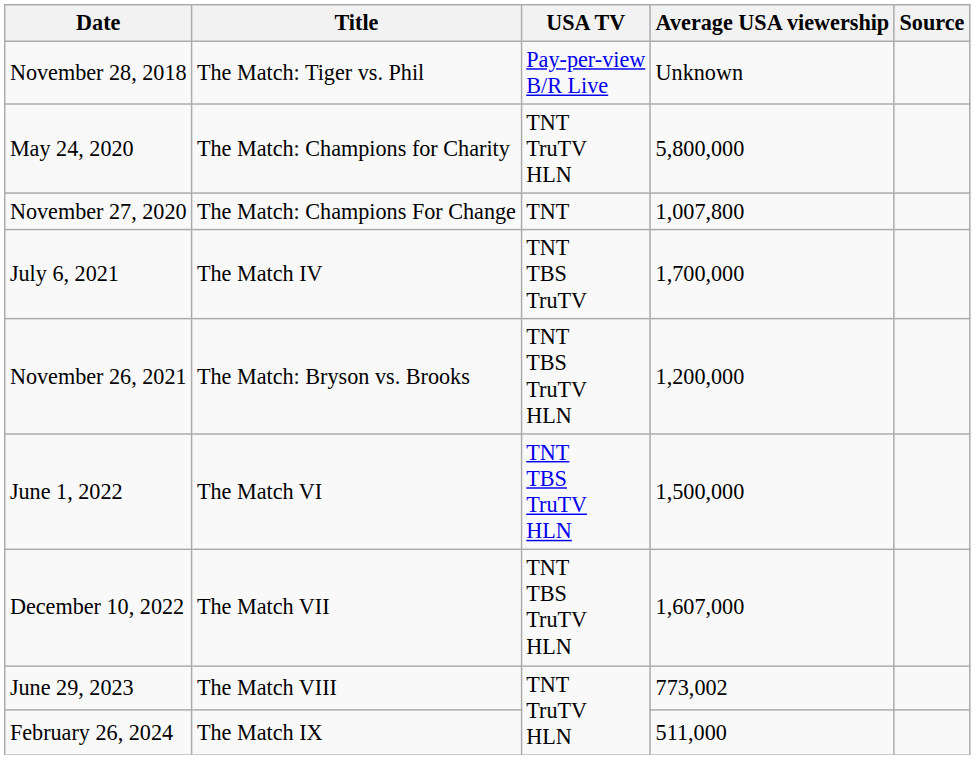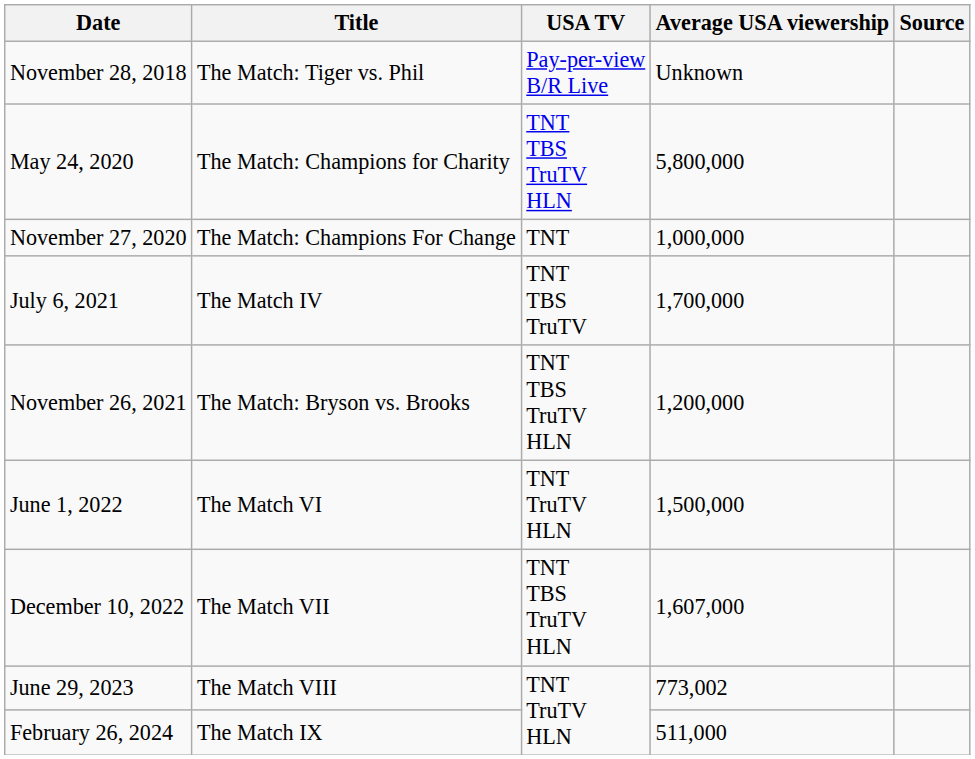(557, 148) TNT TruTV HLN -> (557, 161) TNT TBS TruTV HLN
(700, 211) 1,007,800 -> (700, 237) 1,000,000
(557, 492) TNT TBS TruTV HLN -> (557, 505) TNT TruTV HLN
